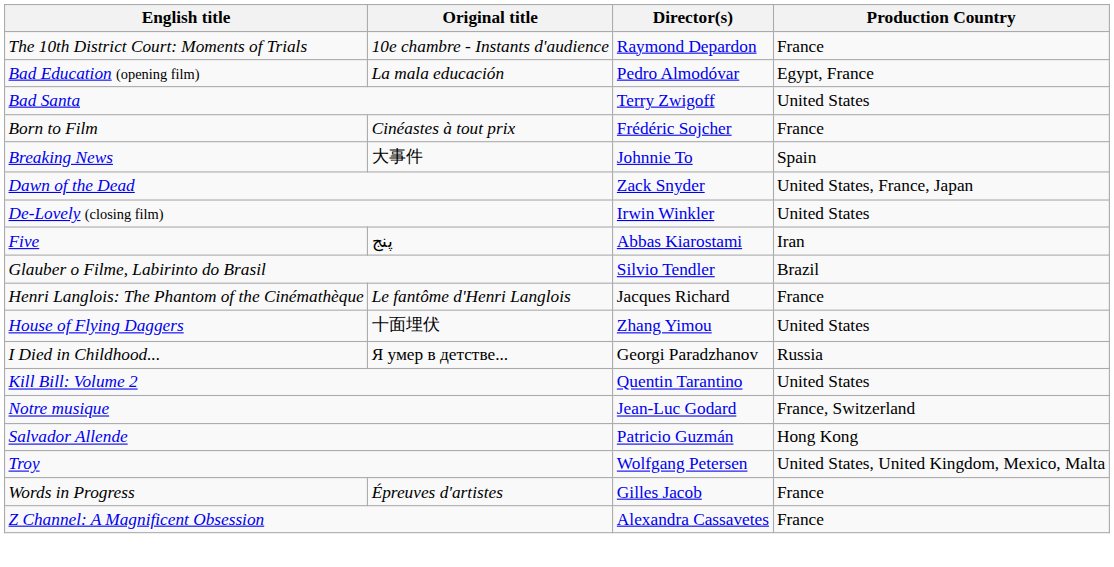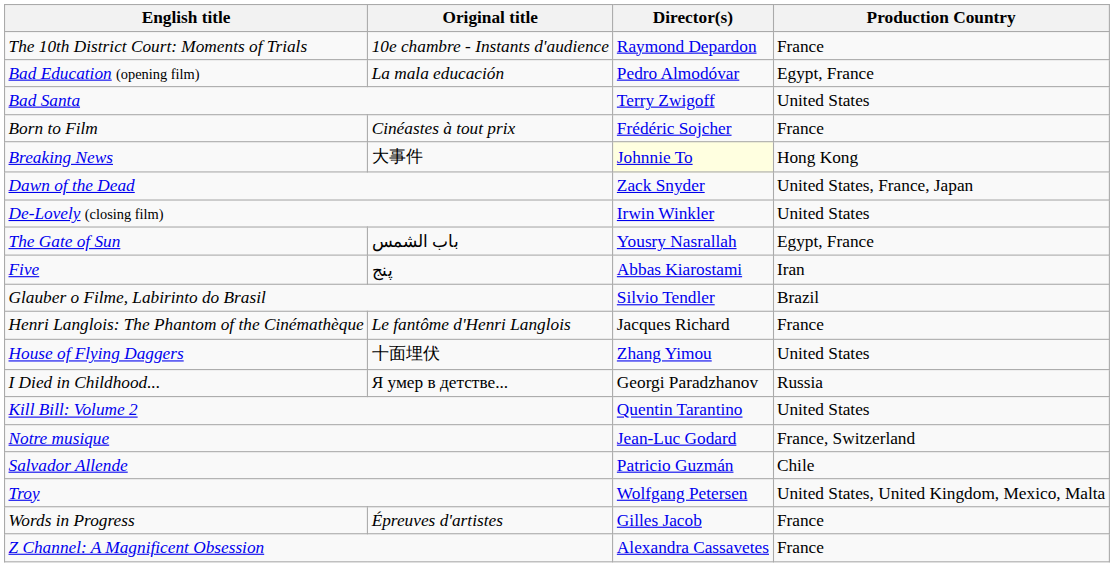(655, 156) no background -> (655, 156) lightyellow background
(797, 156) Spain -> (818, 156) Hong Kong
+ row: (64, 241)
(818, 436) Hong Kong -> (796, 465) Chile
